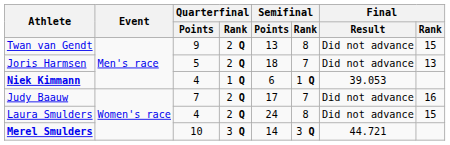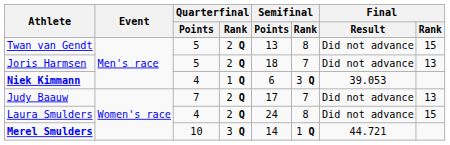(196, 46) 9 -> (196, 46) 5
(306, 80) 1 Q -> (306, 80) 3 Q
(430, 97) 16 -> (430, 97) 13
(306, 131) 3 Q -> (306, 131) 1 Q
